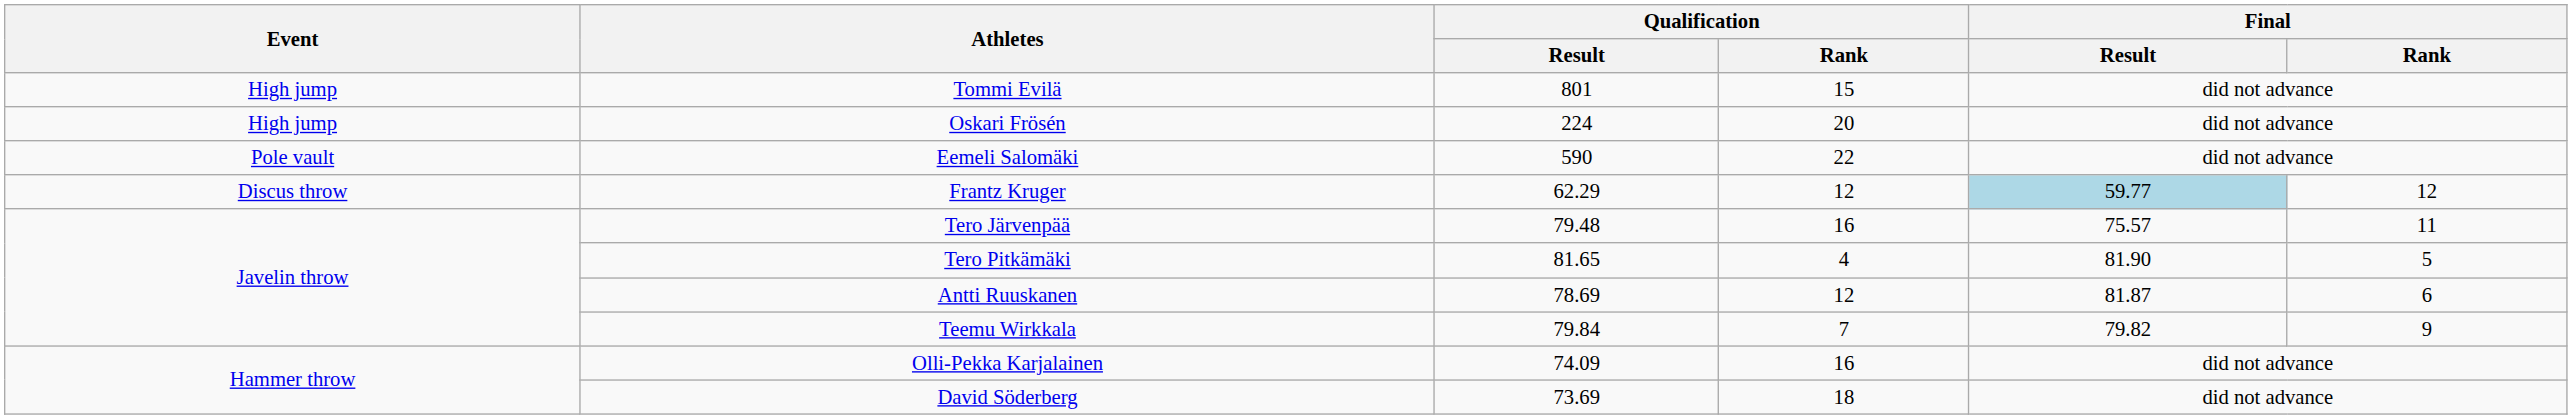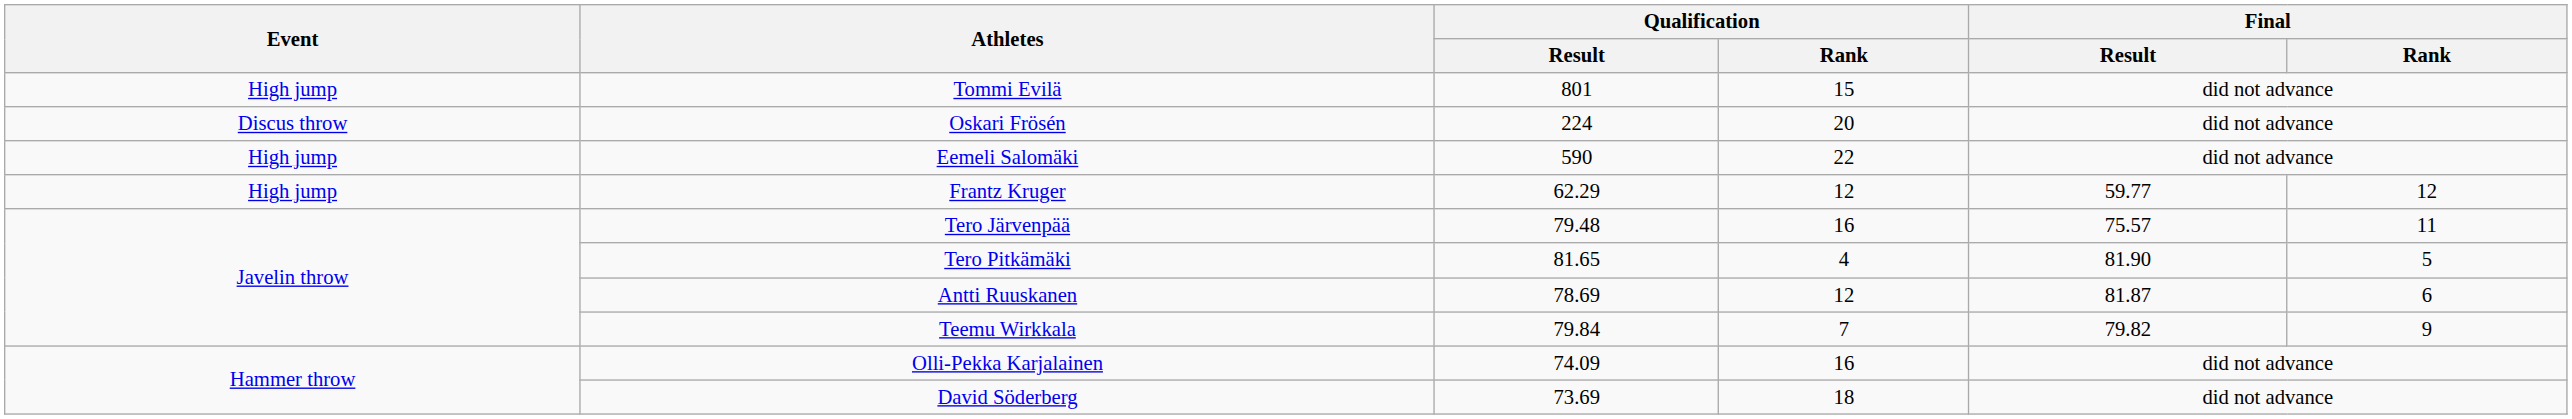(293, 123) High jump -> (293, 123) Discus throw
(293, 158) Pole vault -> (293, 158) High jump
(293, 192) Discus throw -> (293, 192) High jump
(2128, 192) lightblue background -> (2128, 192) no background
